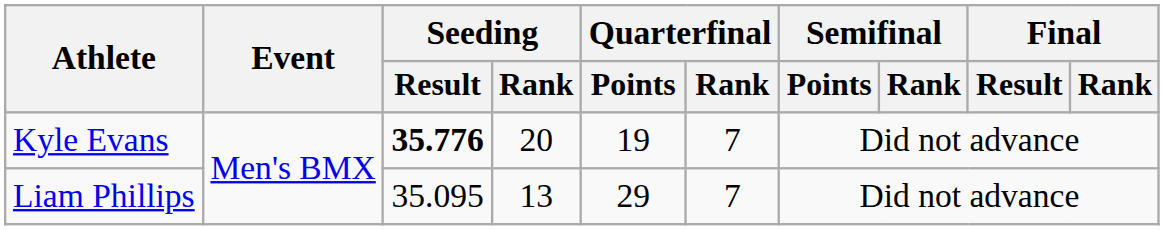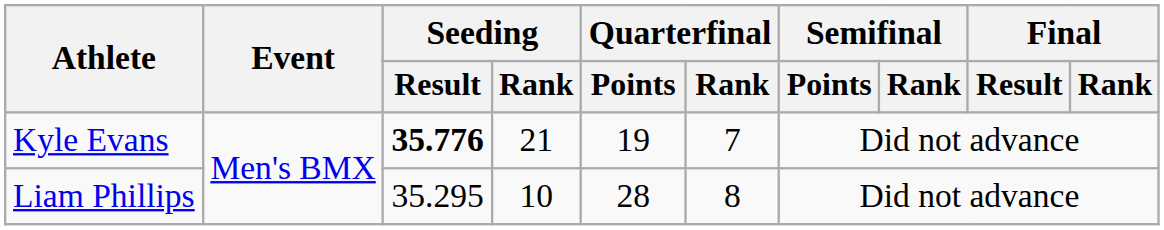(536, 140) 20 -> (536, 140) 21
(438, 195) 35.095 -> (438, 195) 35.295
(536, 195) 13 -> (536, 195) 10
(633, 195) 29 -> (633, 195) 28
(732, 195) 7 -> (732, 195) 8
